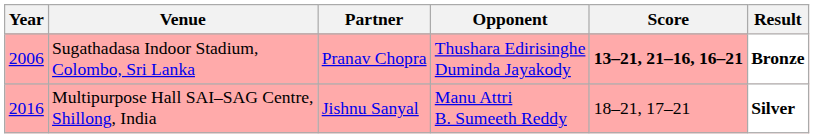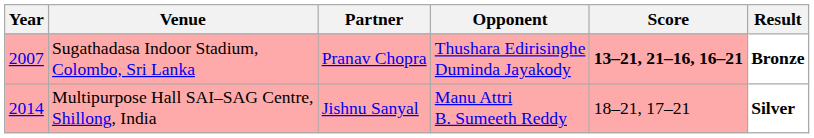(26, 58) 2006 -> (26, 58) 2007
(26, 108) 2016 -> (26, 108) 2014
